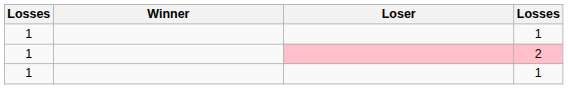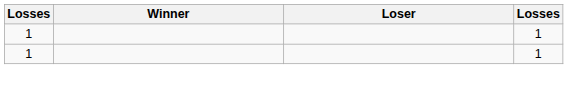- row: (29, 53)
